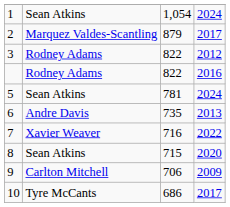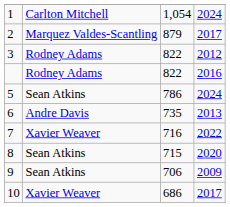(55, 14) Sean Atkins -> (67, 14) Carlton Mitchell
(172, 93) 781 -> (172, 93) 786
(67, 172) Carlton Mitchell -> (55, 172) Sean Atkins
(61, 192) Tyre McCants -> (63, 192) Xavier Weaver
